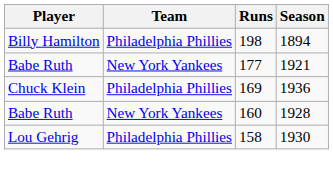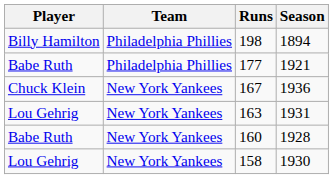(164, 64) New York Yankees -> (169, 64) Philadelphia Phillies
(169, 88) Philadelphia Phillies -> (164, 88) New York Yankees
(250, 88) 169 -> (250, 88) 167
+ row: (295, 112)
(169, 137) Philadelphia Phillies -> (164, 161) New York Yankees
